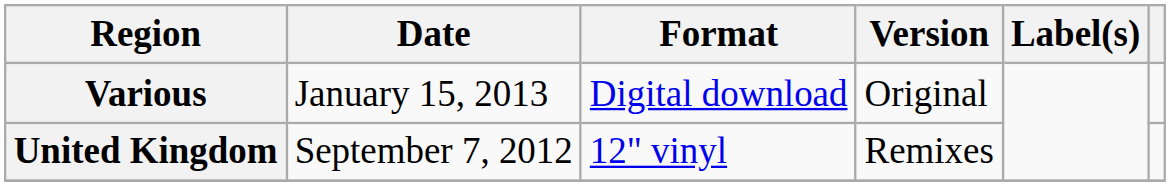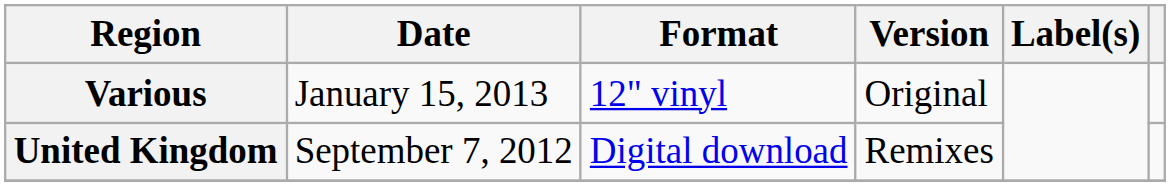(719, 92) Digital download -> (658, 92) 12" vinyl
(658, 151) 12" vinyl -> (719, 151) Digital download
